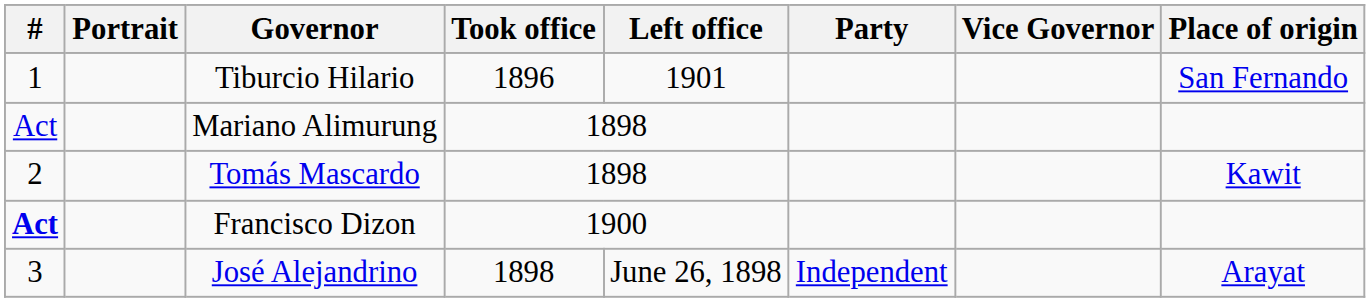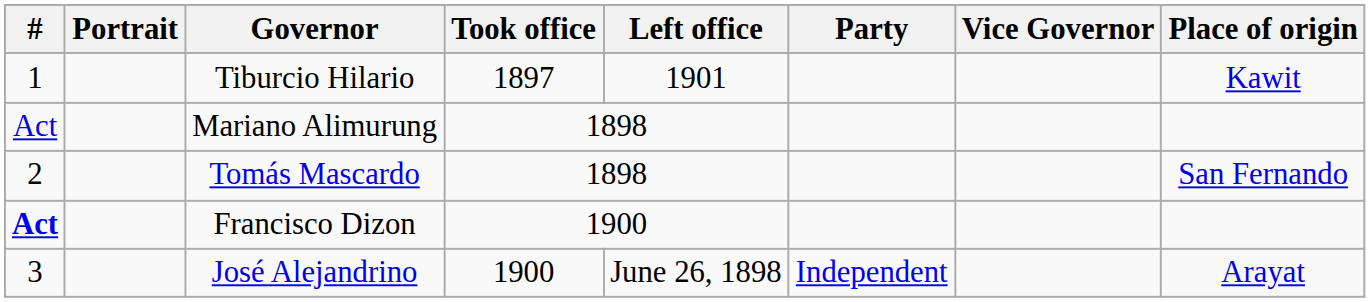(524, 77) 1896 -> (524, 77) 1897
(1263, 77) San Fernando -> (1263, 77) Kawit
(1263, 175) Kawit -> (1263, 175) San Fernando
(524, 272) 1898 -> (524, 272) 1900
